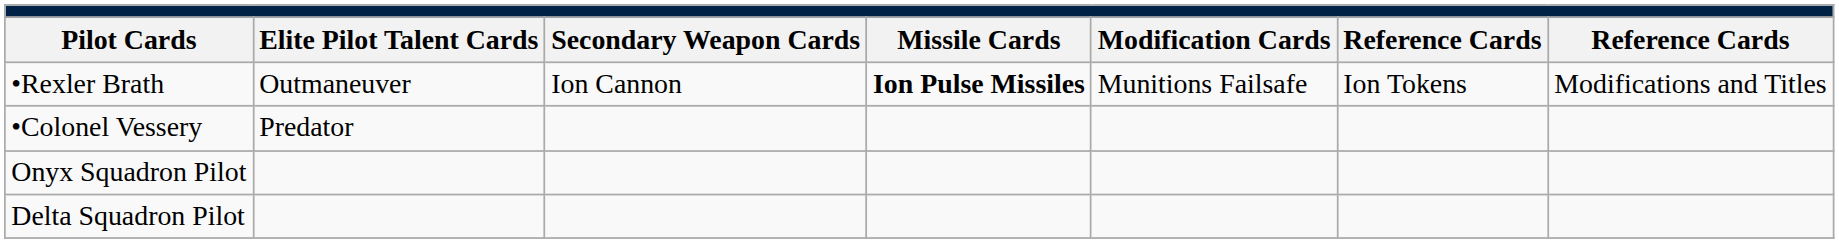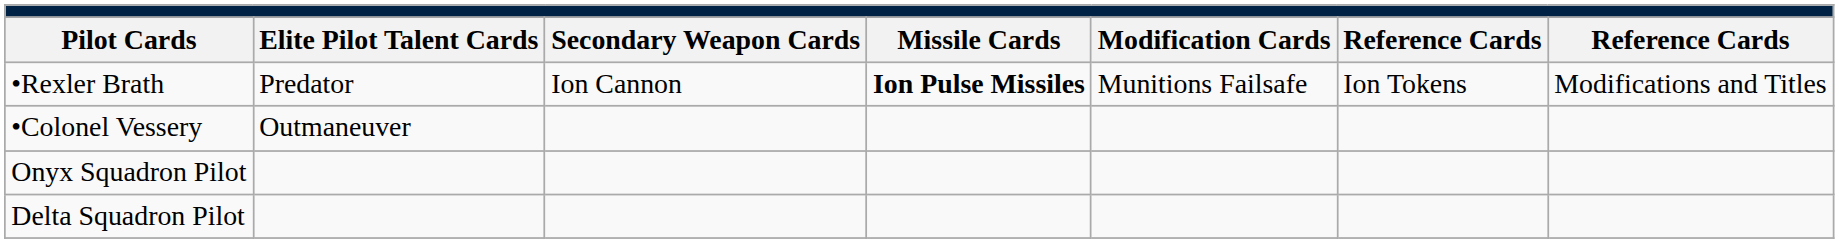(335, 83) Outmaneuver -> (306, 83) Predator
(306, 127) Predator -> (335, 127) Outmaneuver
